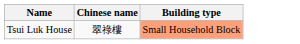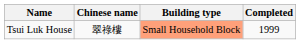+ column: (269, 12)
